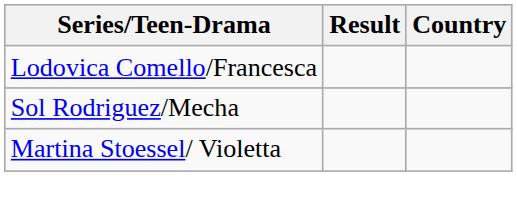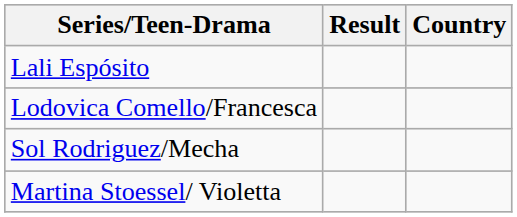+ row: (80, 66)
